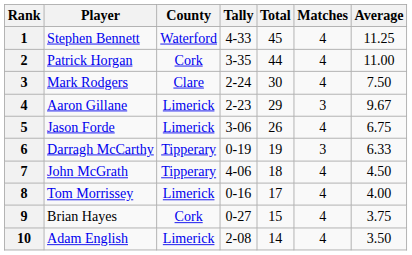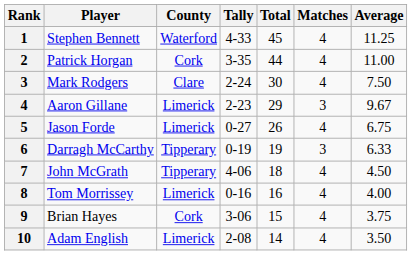(238, 127) 3-06 -> (238, 127) 0-27
(275, 194) 17 -> (275, 194) 16
(238, 216) 0-27 -> (238, 216) 3-06
